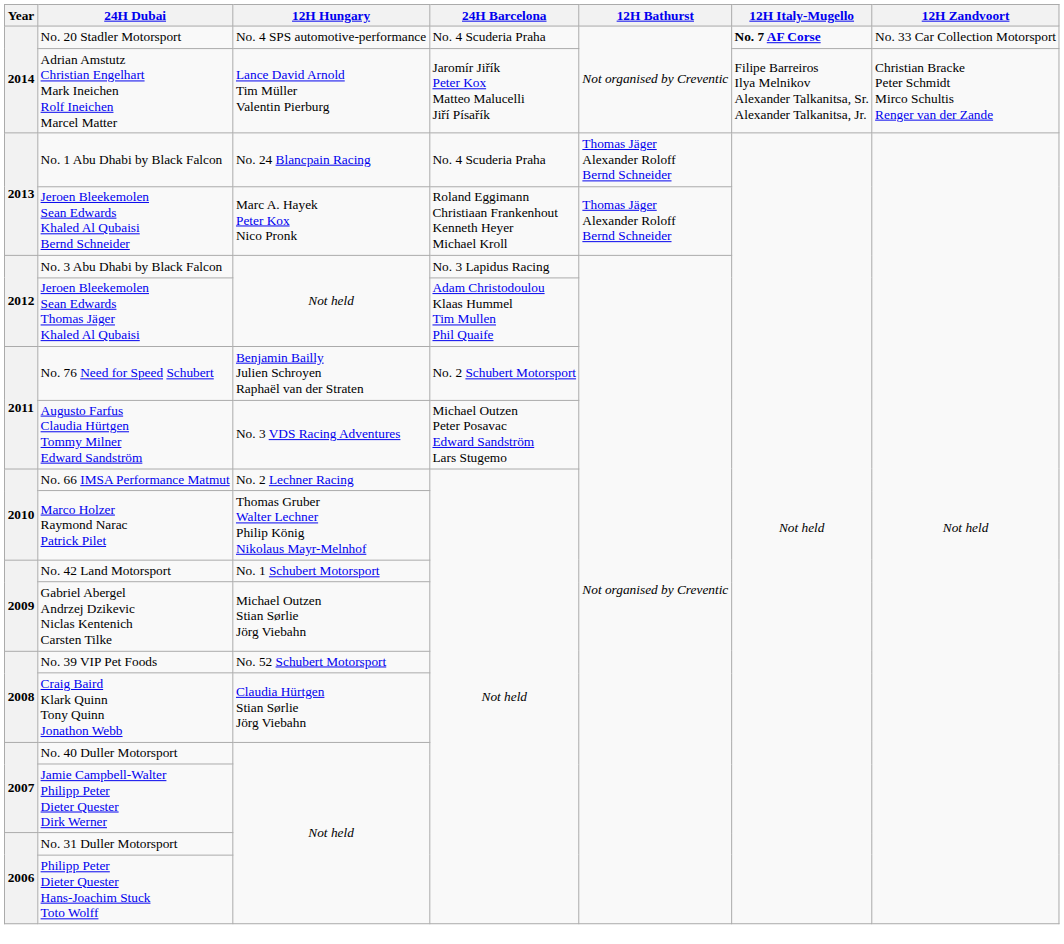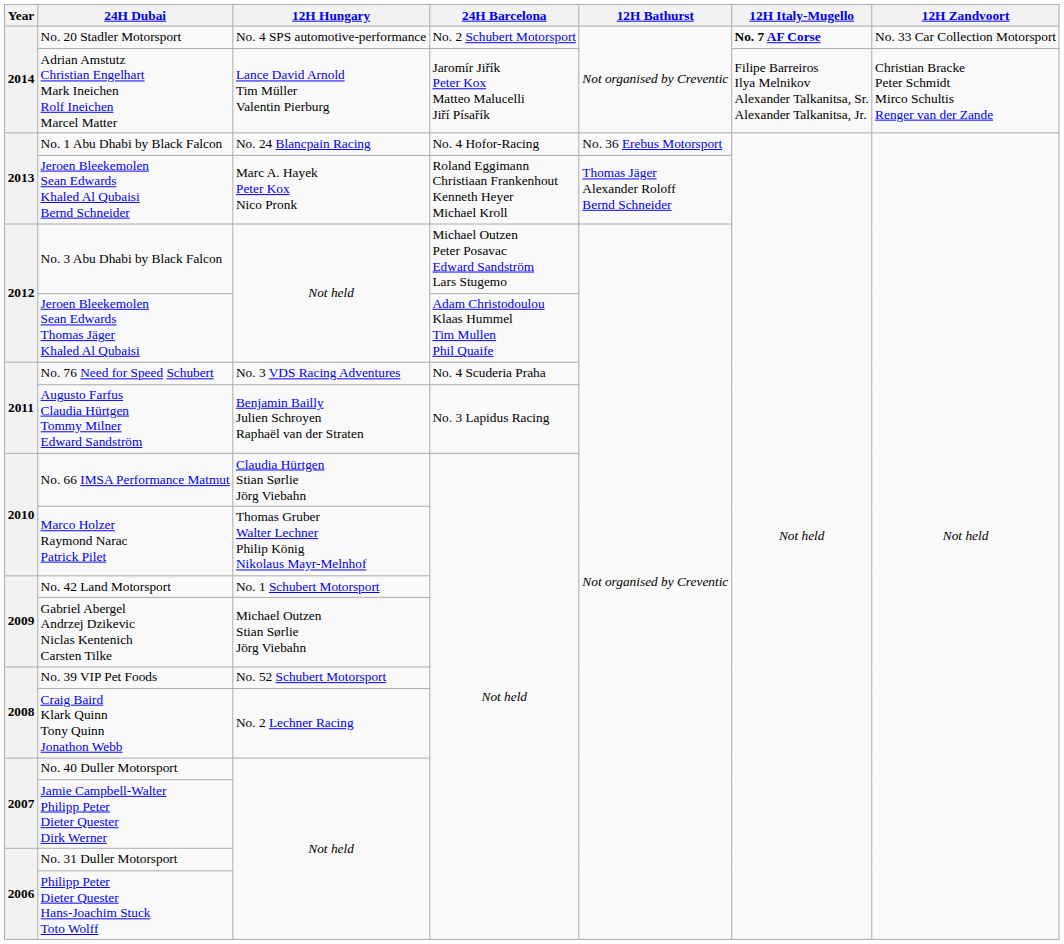(489, 37) No. 4 Scuderia Praha -> (504, 37) No. 2 Schubert Motorsport
(489, 159) No. 4 Scuderia Praha -> (486, 143) No. 4 Hofor-Racing
(629, 159) Thomas Jäger Alexander Roloff Bernd Schneider -> (652, 143) No. 36 Erebus Motorsport
(491, 266) No. 3 Lapidus Racing -> (483, 258) Michael Outzen Peter Posavac Edward Sandström Lars Stugemo
(300, 372) Benjamin Bailly Julien Schroyen Raphaël van der Straten -> (318, 372) No. 3 VDS Racing Adventures
(504, 372) No. 2 Schubert Motorsport -> (489, 372) No. 4 Scuderia Praha
(318, 434) No. 3 VDS Racing Adventures -> (300, 418) Benjamin Bailly Julien Schroyen Raphaël van der Straten
(483, 434) Michael Outzen Peter Posavac Edward Sandström Lars Stugemo -> (491, 418) No. 3 Lapidus Racing
(295, 479) No. 2 Lechner Racing -> (280, 479) Claudia Hürtgen Stian Sørlie Jörg Viebahn
(280, 707) Claudia Hürtgen Stian Sørlie Jörg Viebahn -> (295, 722) No. 2 Lechner Racing
